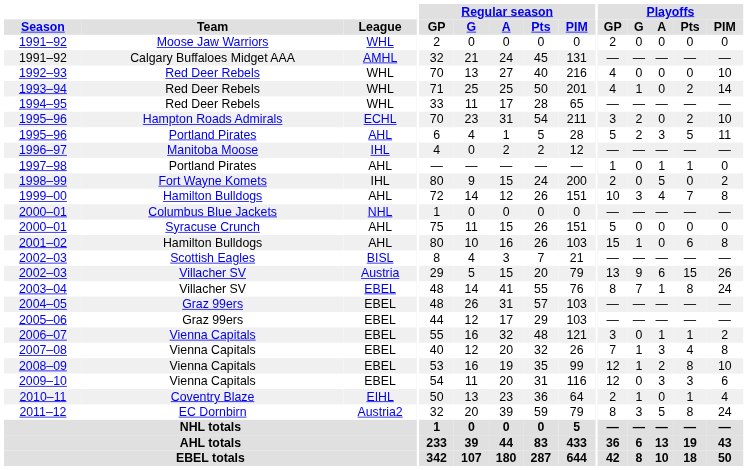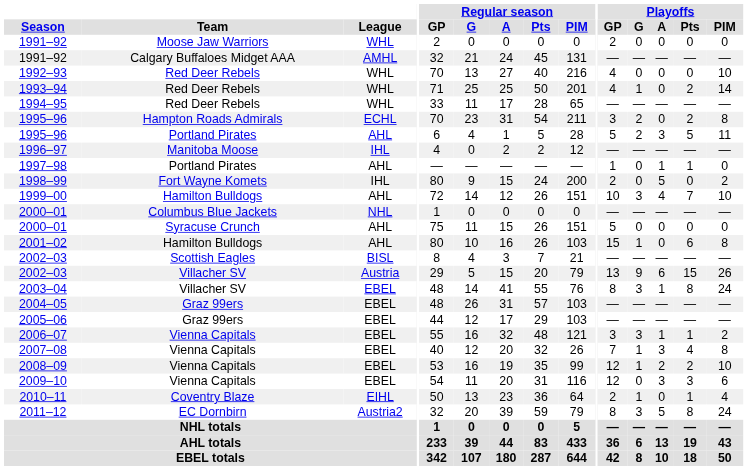(725, 119) 10 -> (725, 119) 8
(725, 196) 8 -> (725, 196) 10
(639, 289) 7 -> (639, 289) 3
(639, 335) 0 -> (639, 335) 3
(690, 366) 8 -> (690, 366) 2
